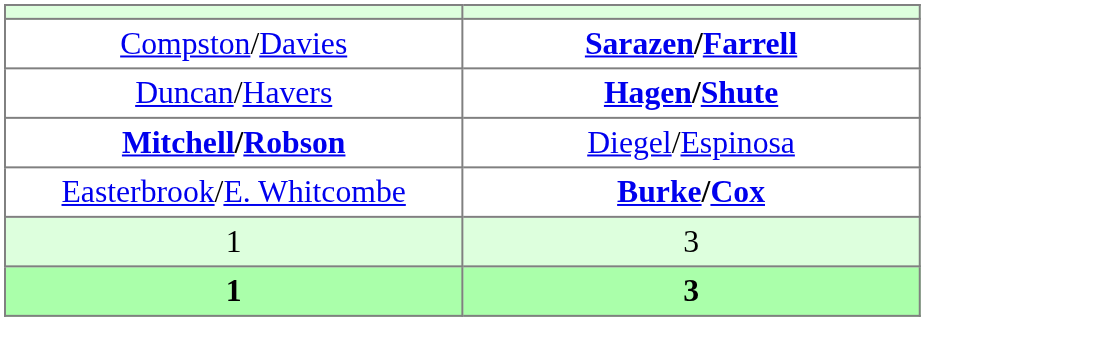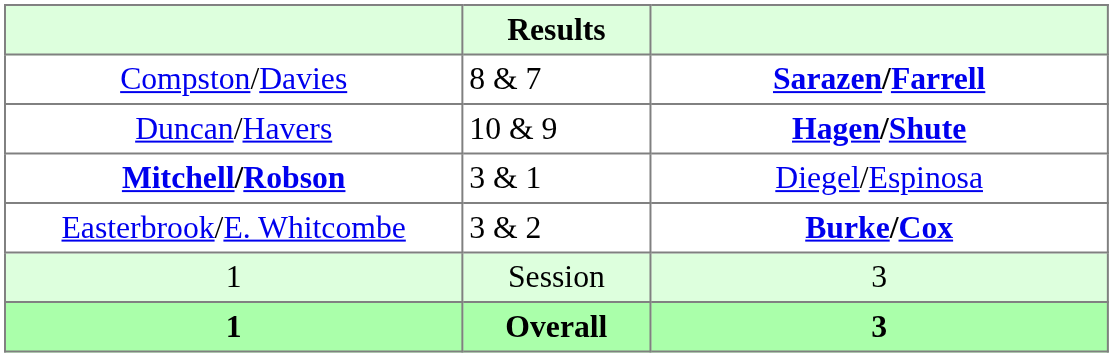+ column: (556, 29)
